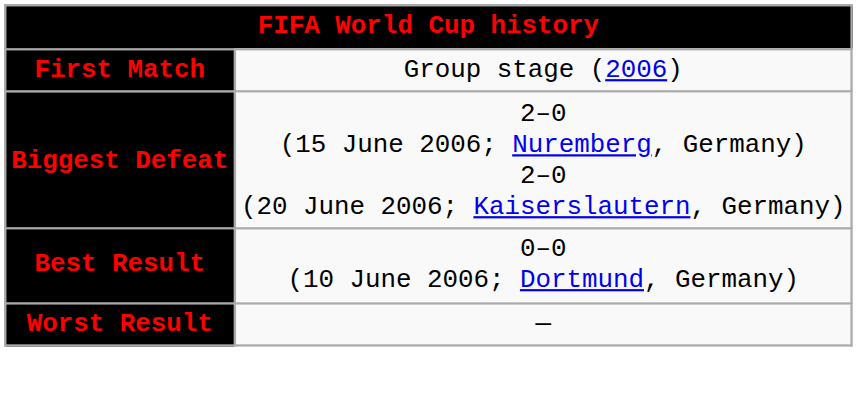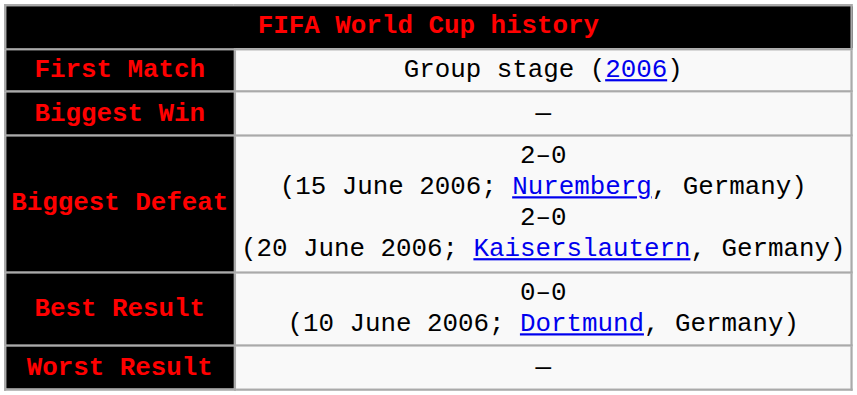+ row: (120, 113)
